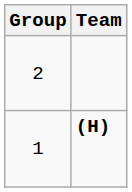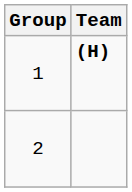rows swapped: (38, 149) <-> (38, 74)
